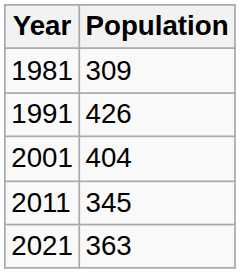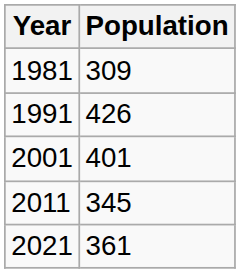(109, 158) 404 -> (109, 158) 401
(109, 245) 363 -> (109, 245) 361
